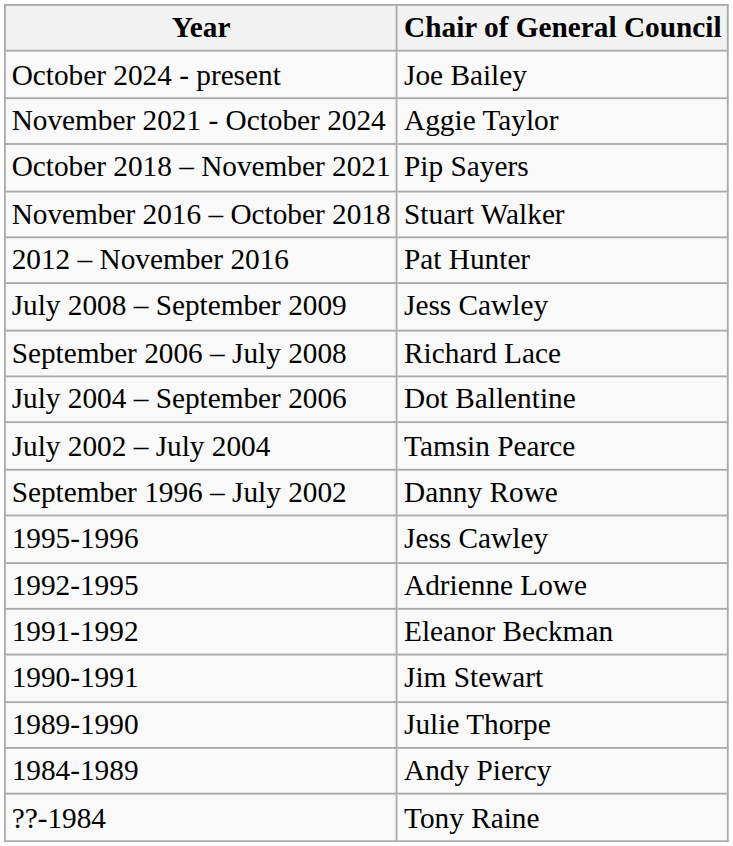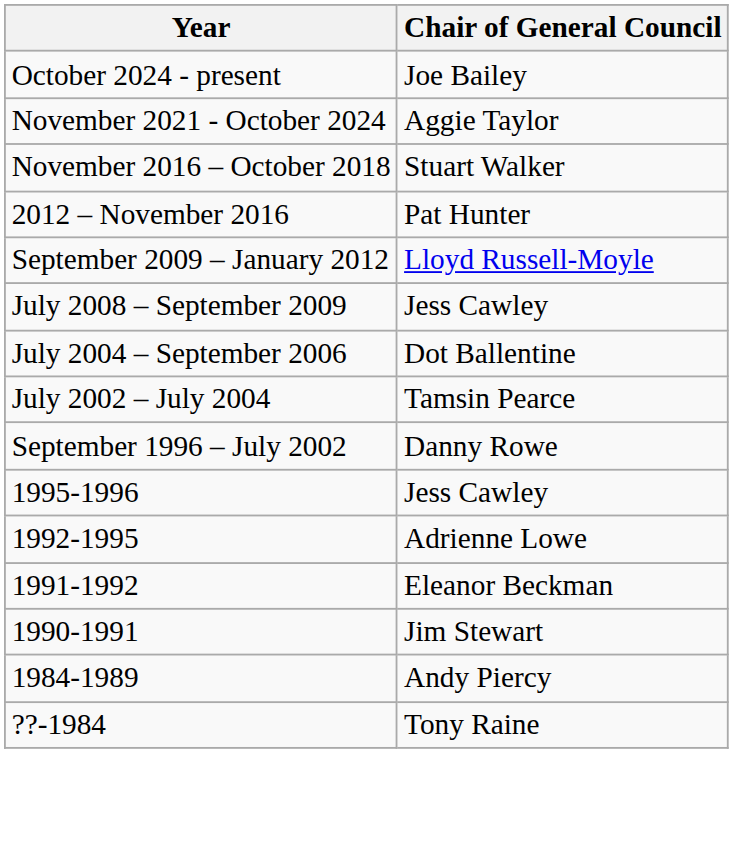- row: (201, 167)
+ row: (200, 259)
- row: (179, 352)
- row: (75, 724)
